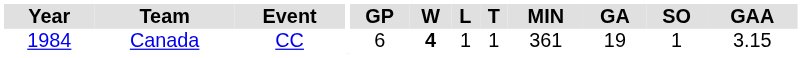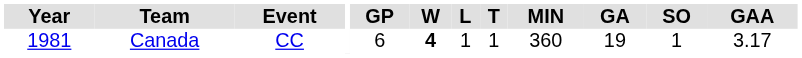(49, 41) 1984 -> (49, 41) 1981
(546, 41) 361 -> (546, 41) 360
(752, 41) 3.15 -> (752, 41) 3.17
